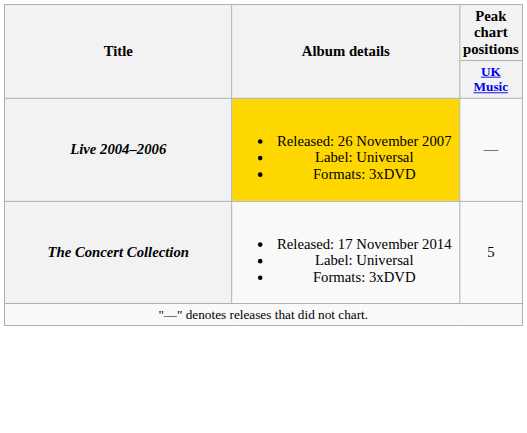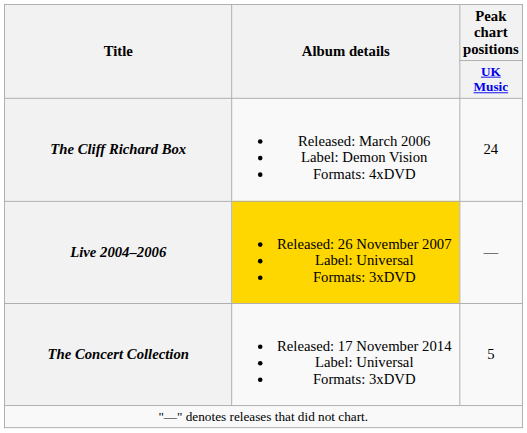+ row: (118, 149)
